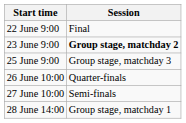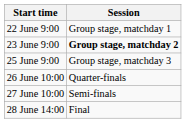(79, 28) Final -> (120, 28) Group stage, matchday 1
(120, 110) Group stage, matchday 1 -> (79, 110) Final
